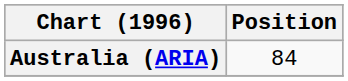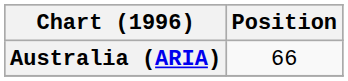(284, 59) 84 -> (284, 59) 66
